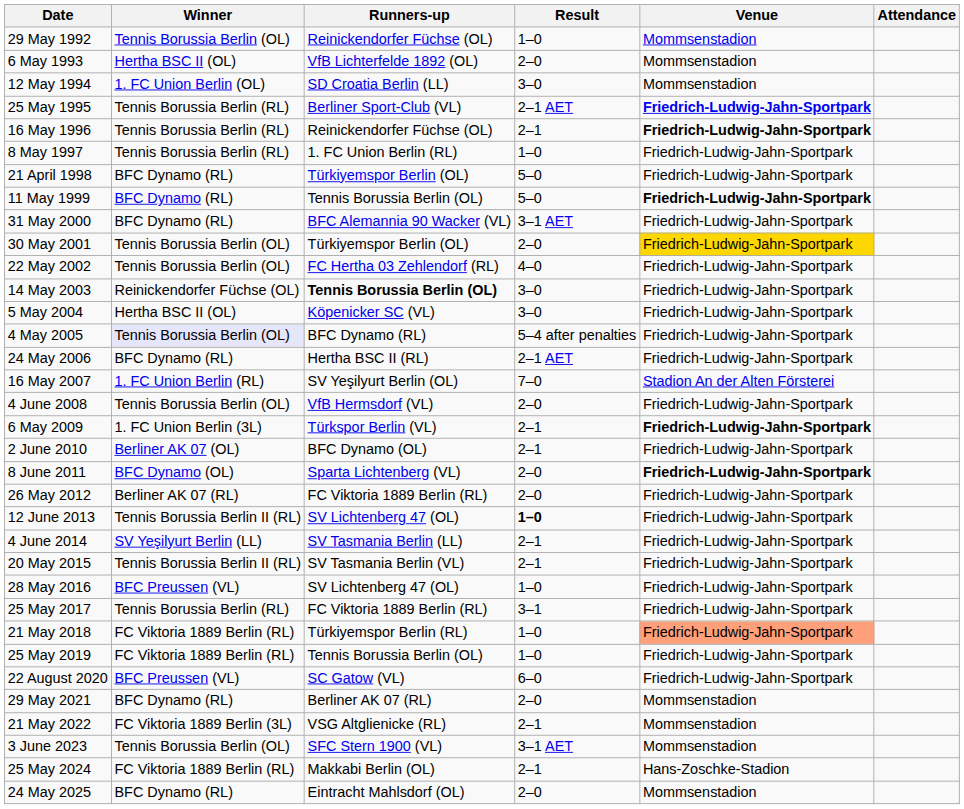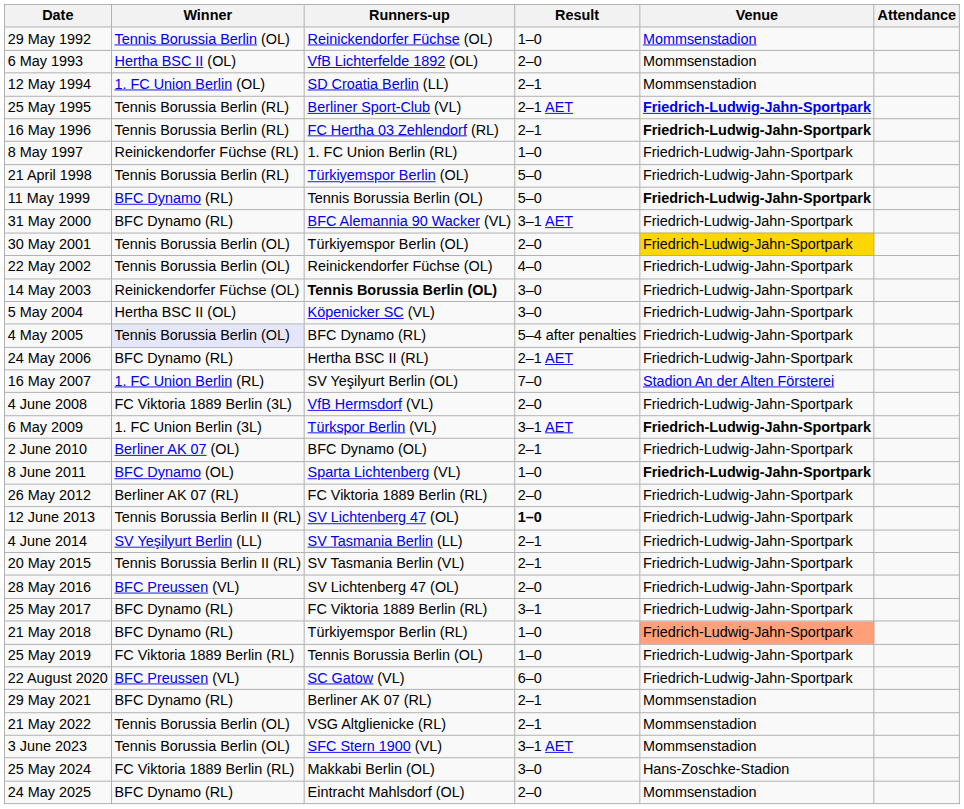(530, 84) 3–0 -> (530, 84) 2–1
(400, 130) Reinickendorfer Füchse (OL) -> (403, 130) FC Hertha 03 Zehlendorf (RL)
(202, 152) Tennis Borussia Berlin (RL) -> (207, 152) Reinickendorfer Füchse (RL)
(174, 175) BFC Dynamo (RL) -> (202, 175) Tennis Borussia Berlin (RL)
(403, 267) FC Hertha 03 Zehlendorf (RL) -> (400, 267) Reinickendorfer Füchse (OL)
(202, 404) Tennis Borussia Berlin (OL) -> (203, 404) FC Viktoria 1889 Berlin (3L)
(530, 426) 2–1 -> (545, 426) 3–1 AET
(530, 472) 2–0 -> (530, 472) 1–0
(530, 586) 1–0 -> (530, 586) 2–0
(202, 609) Tennis Borussia Berlin (RL) -> (174, 609) BFC Dynamo (RL)
(204, 632) FC Viktoria 1889 Berlin (RL) -> (174, 632) BFC Dynamo (RL)
(530, 701) 2–0 -> (530, 701) 2–1
(203, 723) FC Viktoria 1889 Berlin (3L) -> (202, 723) Tennis Borussia Berlin (OL)
(530, 769) 2–1 -> (530, 769) 3–0
